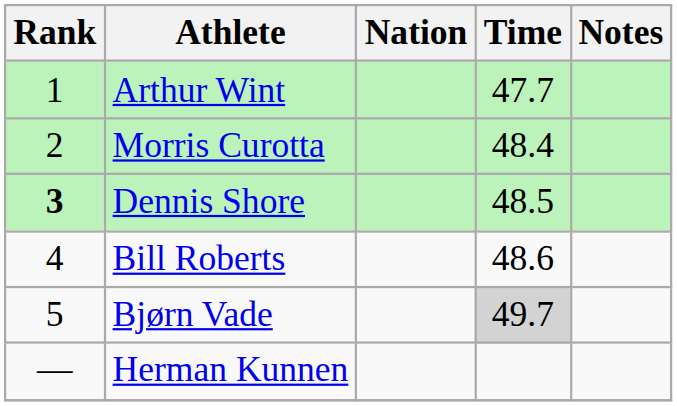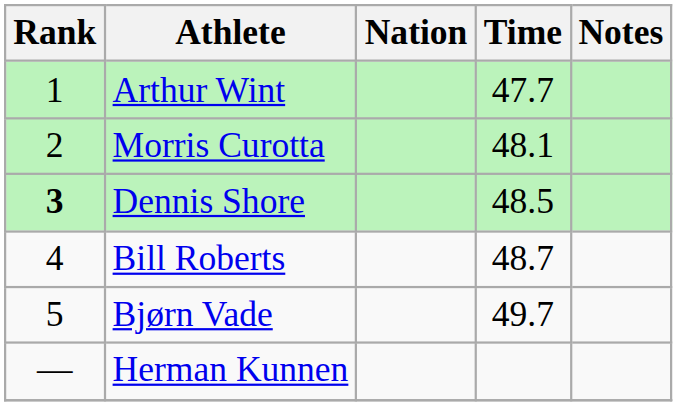(523, 145) 48.4 -> (523, 145) 48.1
(523, 257) 48.6 -> (523, 257) 48.7
(523, 314) lightgrey background -> (523, 314) no background
